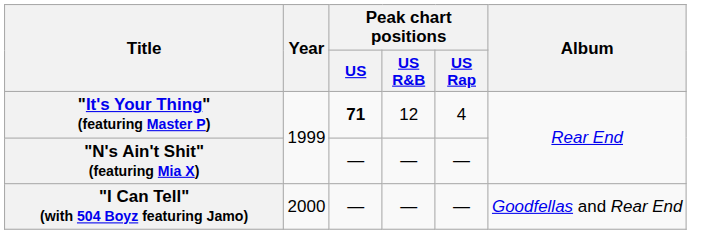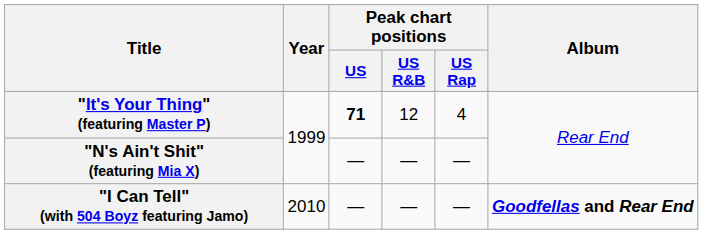(306, 206) 2000 -> (306, 206) 2010
(587, 206) normal -> (593, 206) bold
